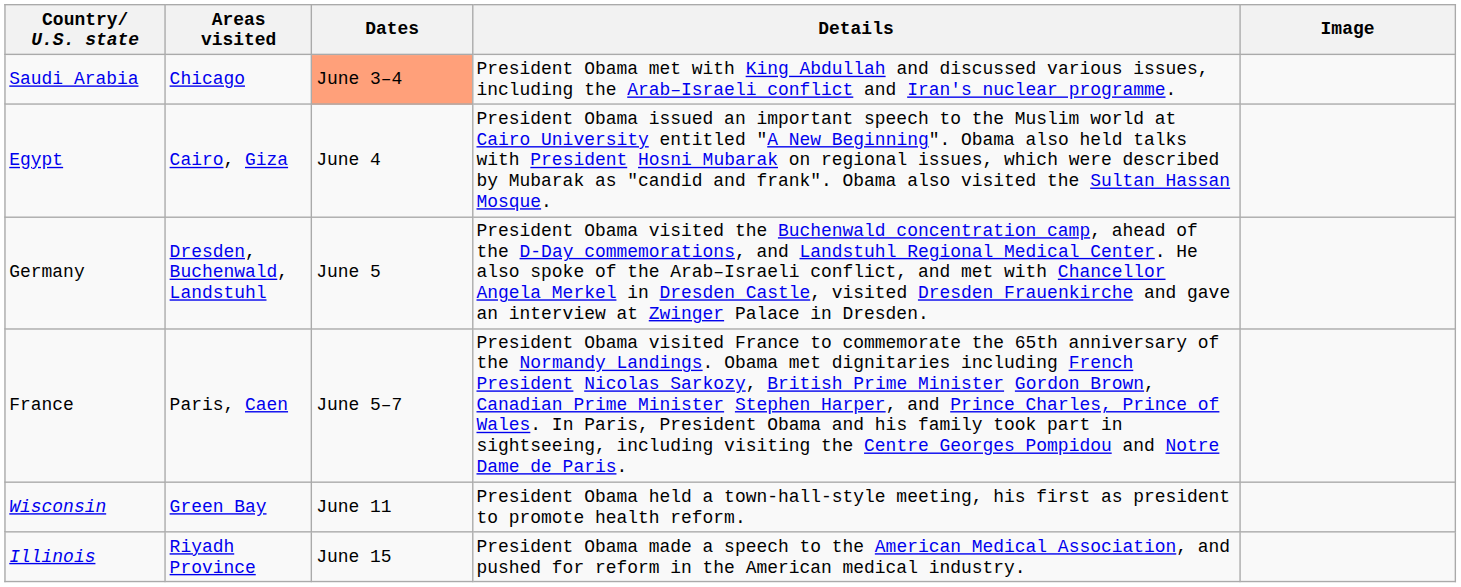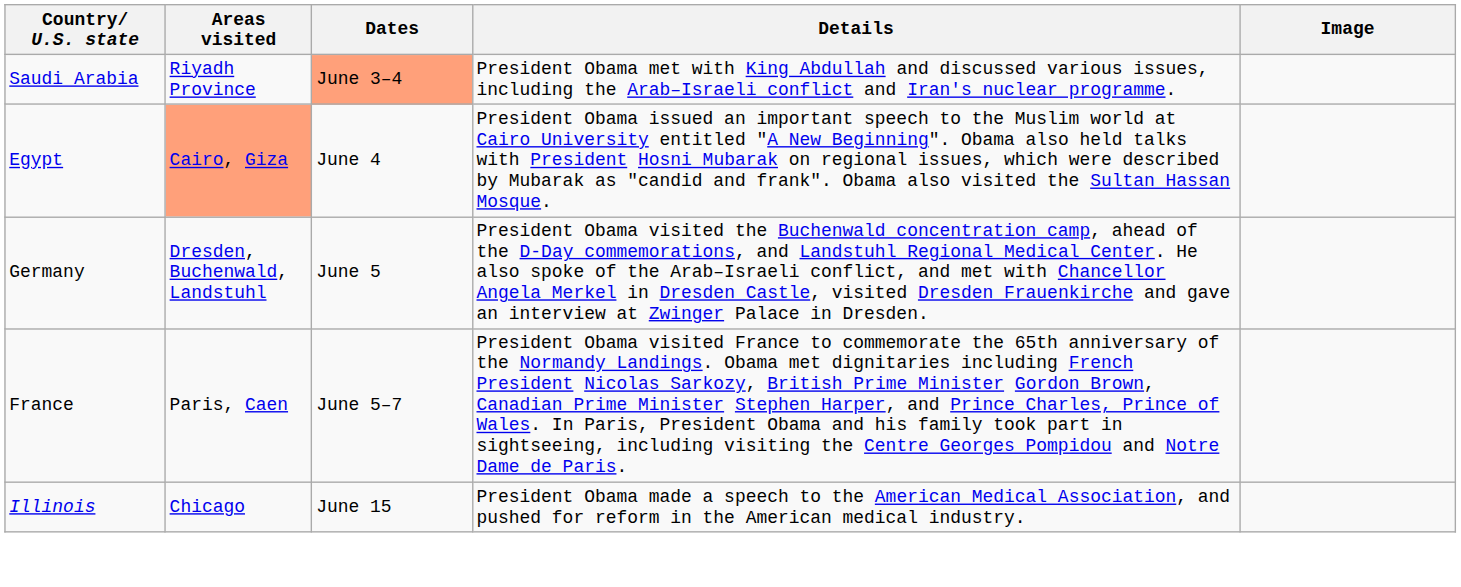(207, 80) Chicago -> (213, 80) Riyadh Province
(229, 161) no background -> (229, 161) lightsalmon background
- row: (58, 507)
(213, 557) Riyadh Province -> (207, 507) Chicago
